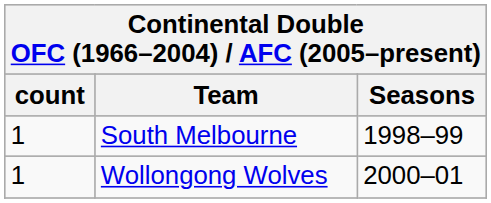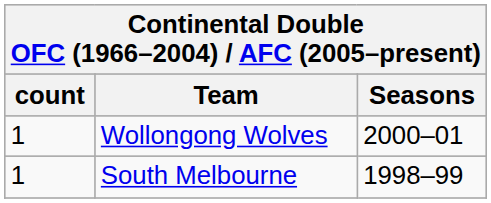rows swapped: (199, 135) <-> (214, 176)
